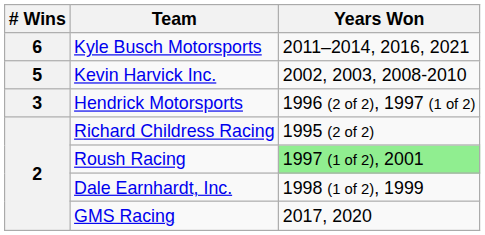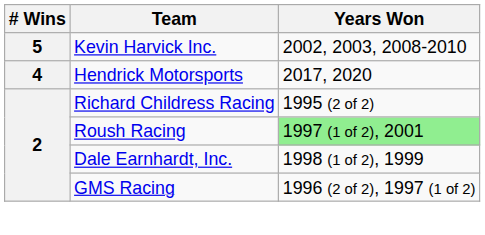- row: (168, 47)
(37, 103) 3 -> (37, 75) 4
(379, 103) 1996 (2 of 2), 1997 (1 of 2) -> (327, 75) 2017, 2020
(327, 216) 2017, 2020 -> (379, 188) 1996 (2 of 2), 1997 (1 of 2)
